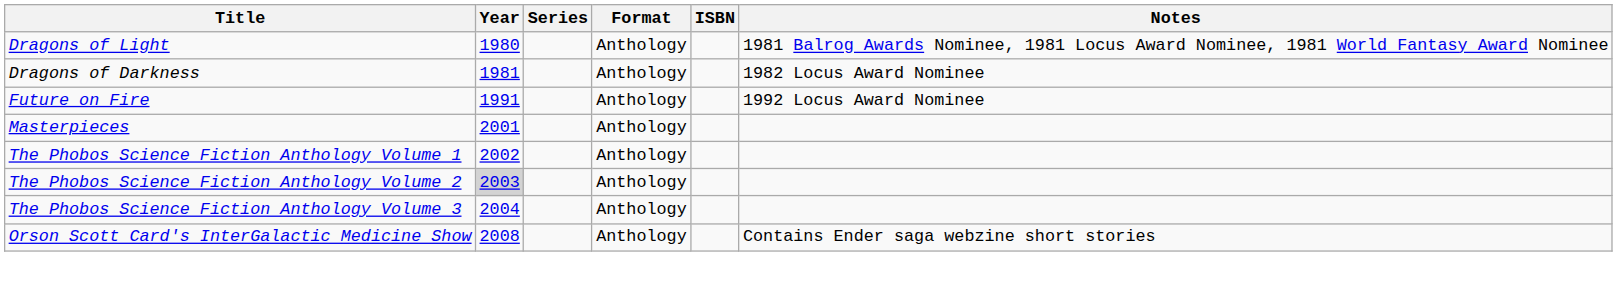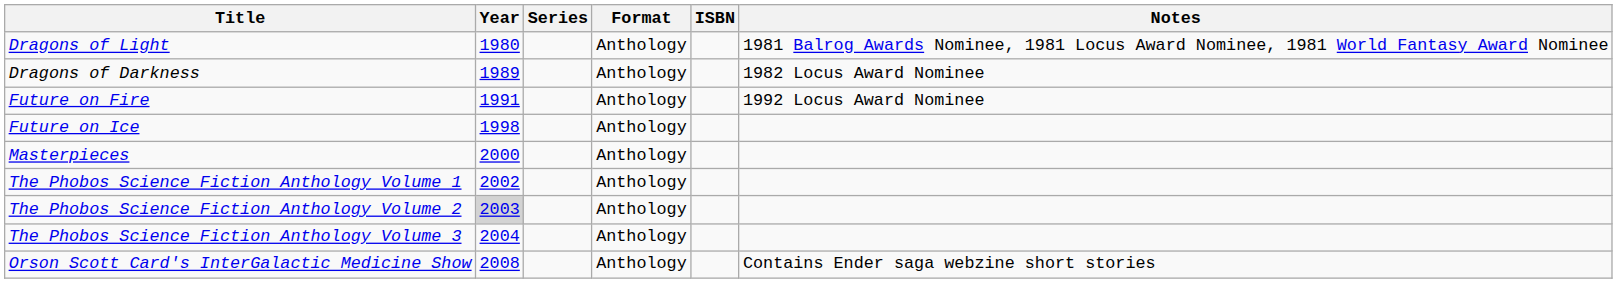(500, 73) 1981 -> (500, 73) 1989
+ row: (74, 128)
(500, 128) 2001 -> (500, 155) 2000
